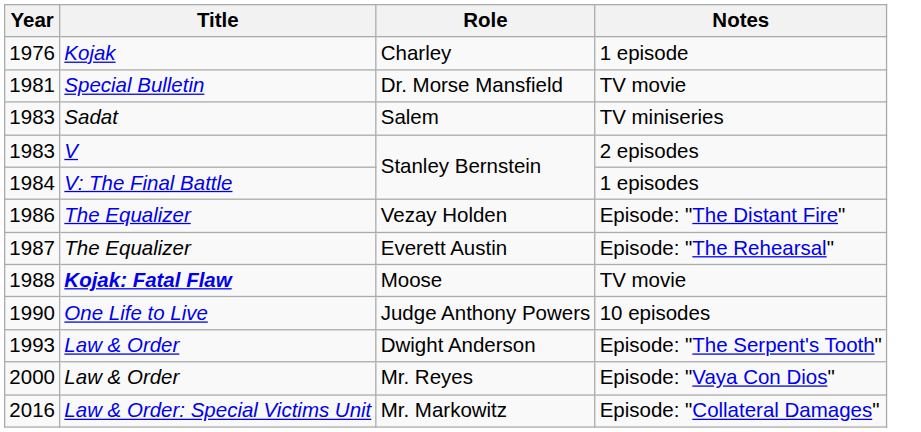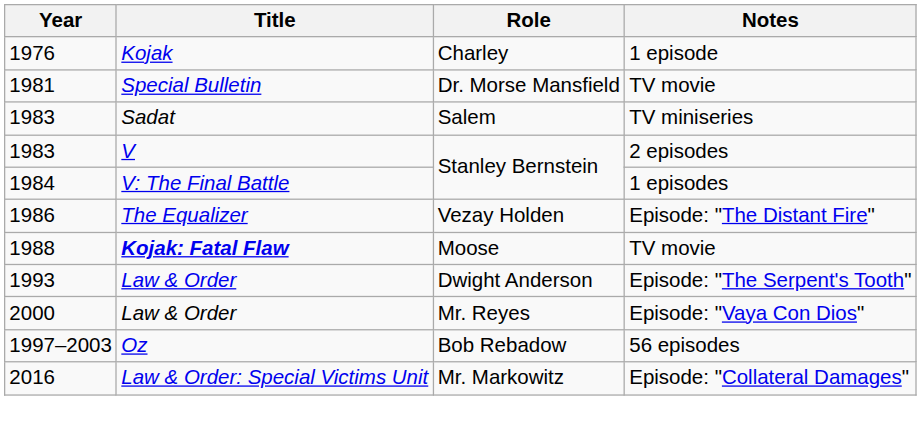- row: (444, 248)
- row: (485, 313)
+ row: (502, 345)
